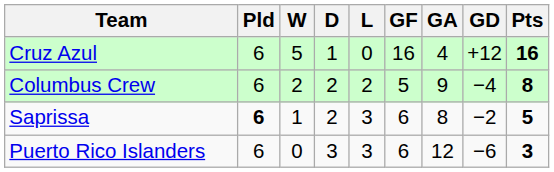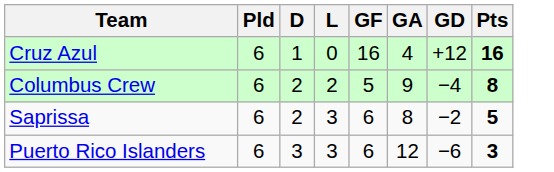- column: (297, 20)
(259, 118) bold -> (259, 118) normal
